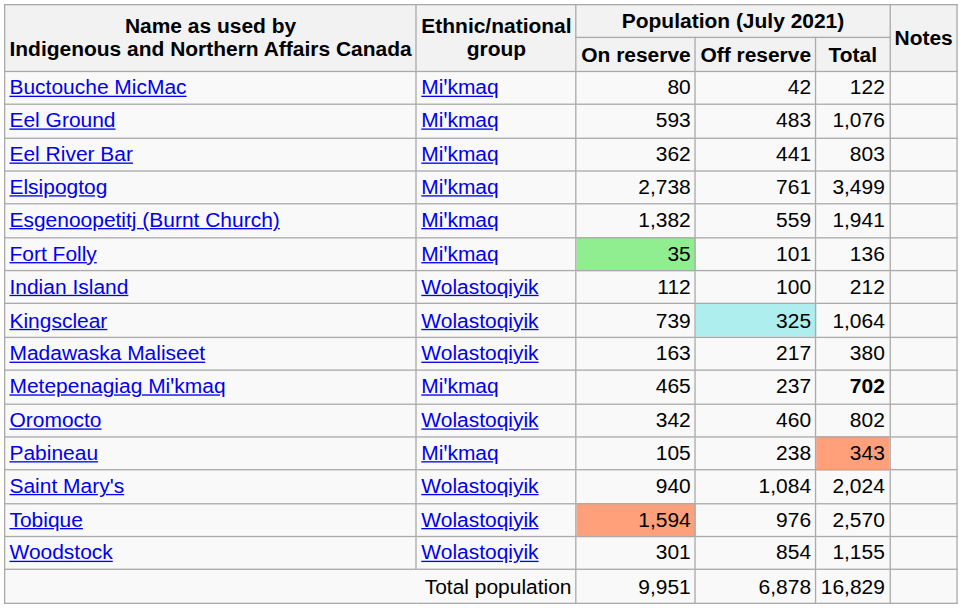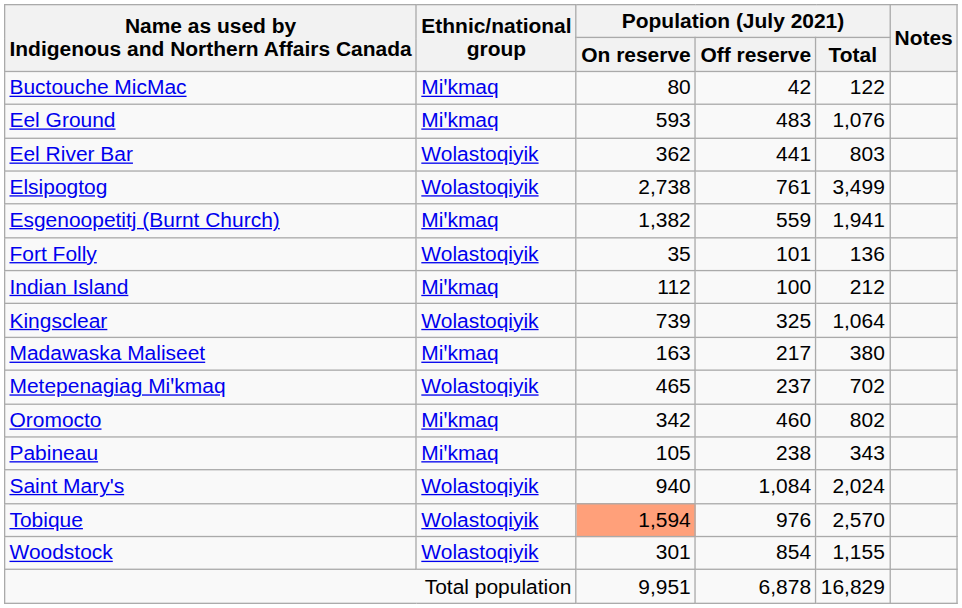(460, 154) Miꞌkmaq -> (480, 154) Wolastoqiyik
(460, 187) Miꞌkmaq -> (480, 187) Wolastoqiyik
(460, 253) Miꞌkmaq -> (480, 253) Wolastoqiyik
(679, 253) lightgreen background -> (679, 253) no background
(480, 287) Wolastoqiyik -> (460, 287) Miꞌkmaq
(794, 320) paleturquoise background -> (794, 320) no background
(480, 353) Wolastoqiyik -> (460, 353) Miꞌkmaq
(460, 386) Miꞌkmaq -> (480, 386) Wolastoqiyik
(867, 386) bold -> (867, 386) normal
(480, 420) Wolastoqiyik -> (460, 420) Miꞌkmaq
(867, 453) lightsalmon background -> (867, 453) no background
